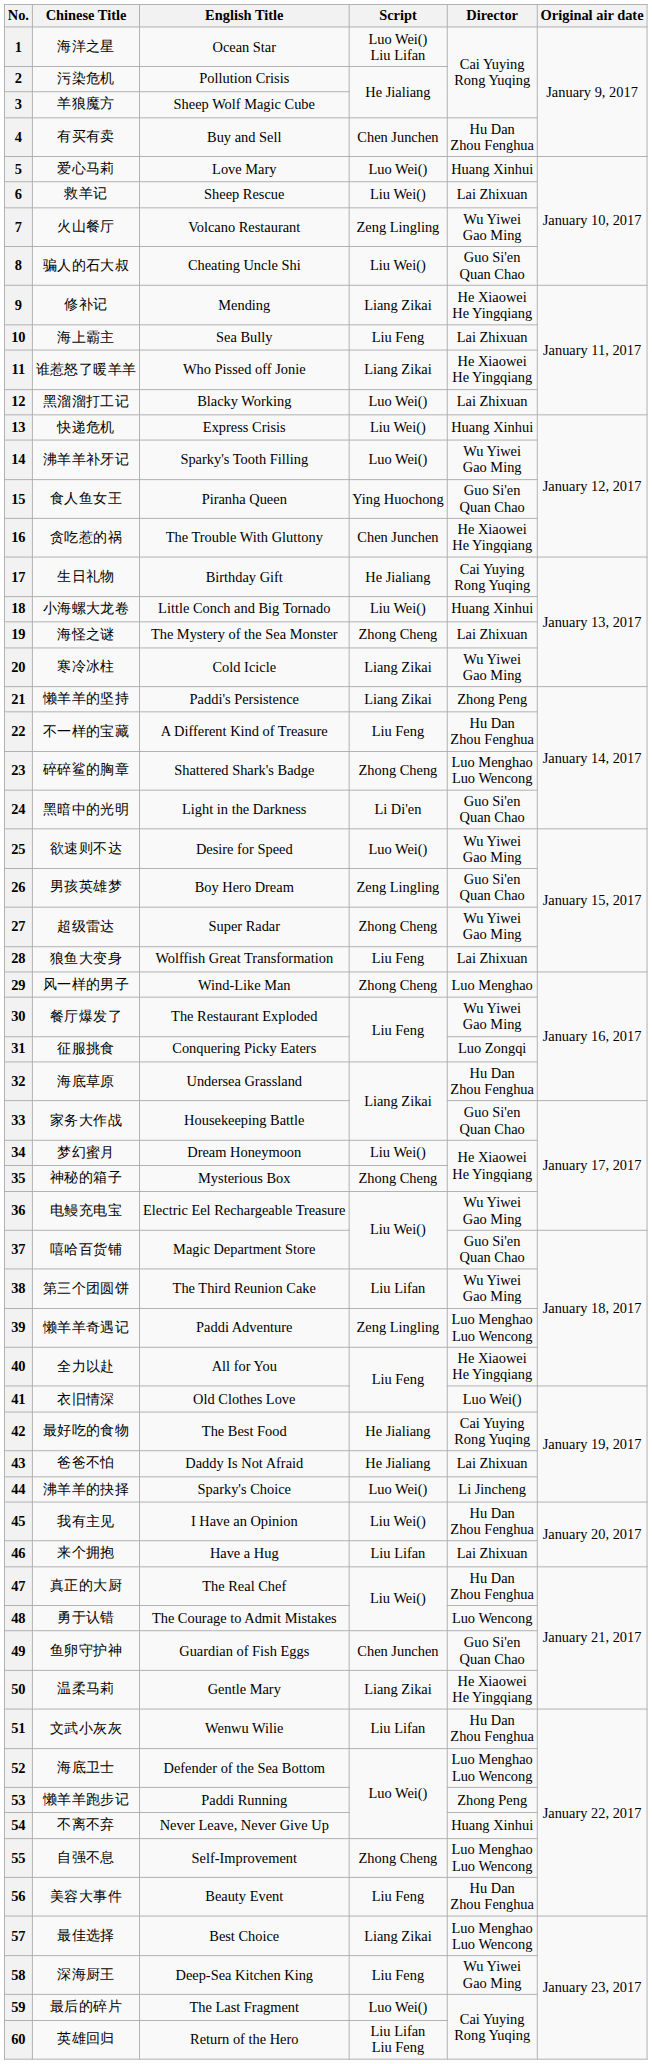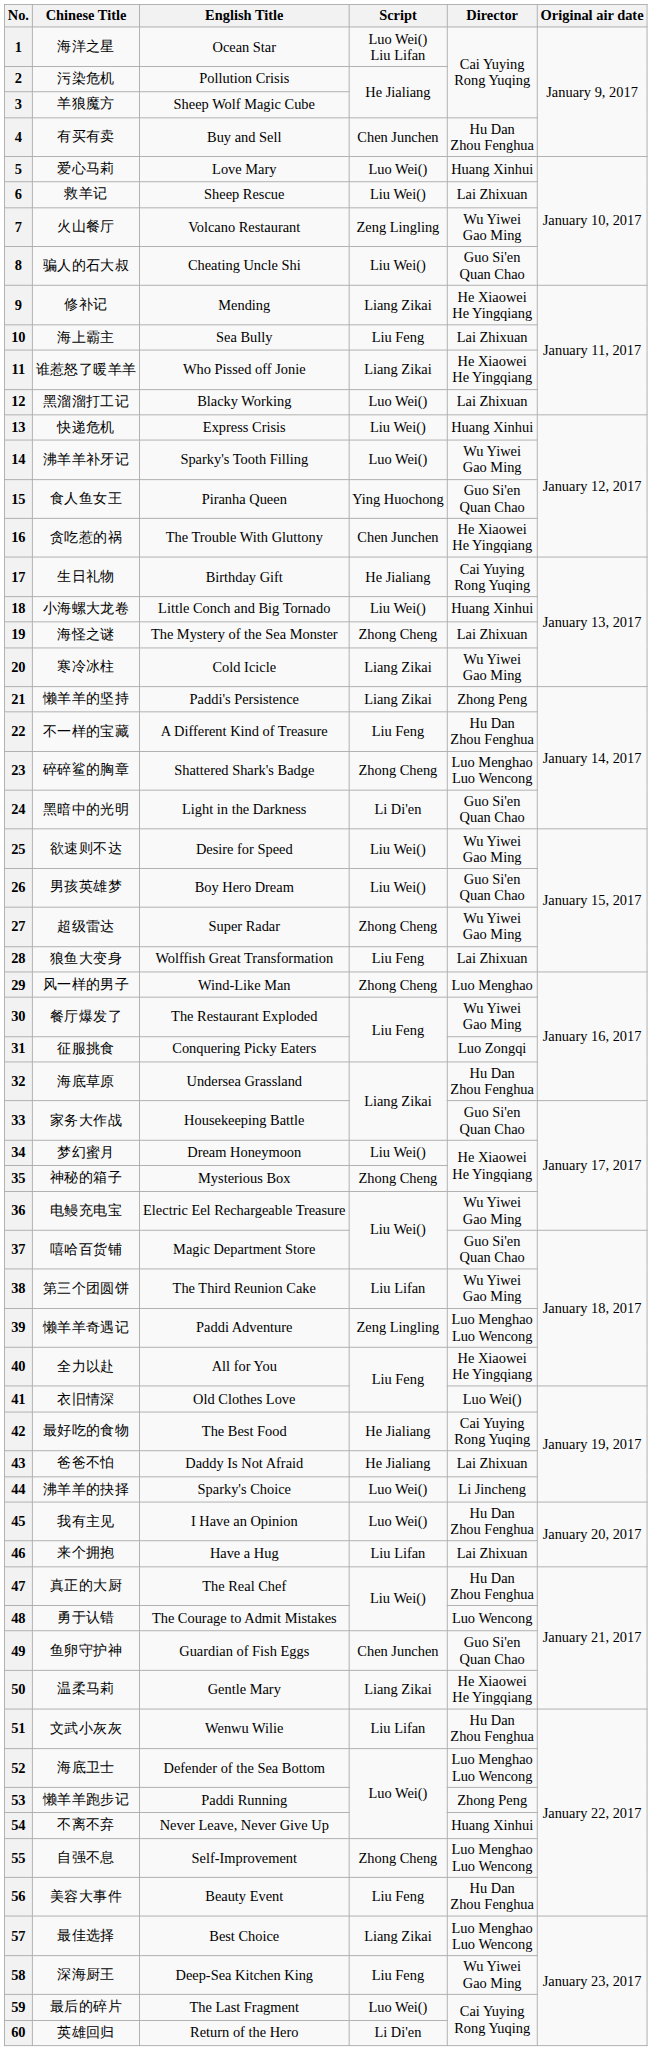(398, 848) Luo Wei() -> (398, 848) Liu Wei()
(398, 887) Zeng Lingling -> (398, 887) Liu Wei()
(398, 1521) Liu Wei() -> (398, 1521) Luo Wei()
(398, 2039) Liu Lifan Liu Feng -> (398, 2032) Li Di'en
